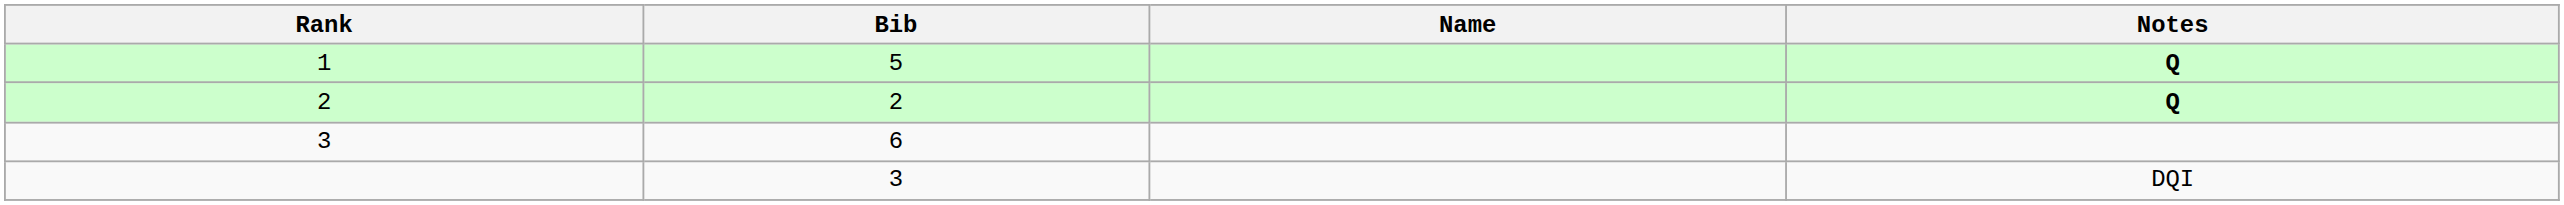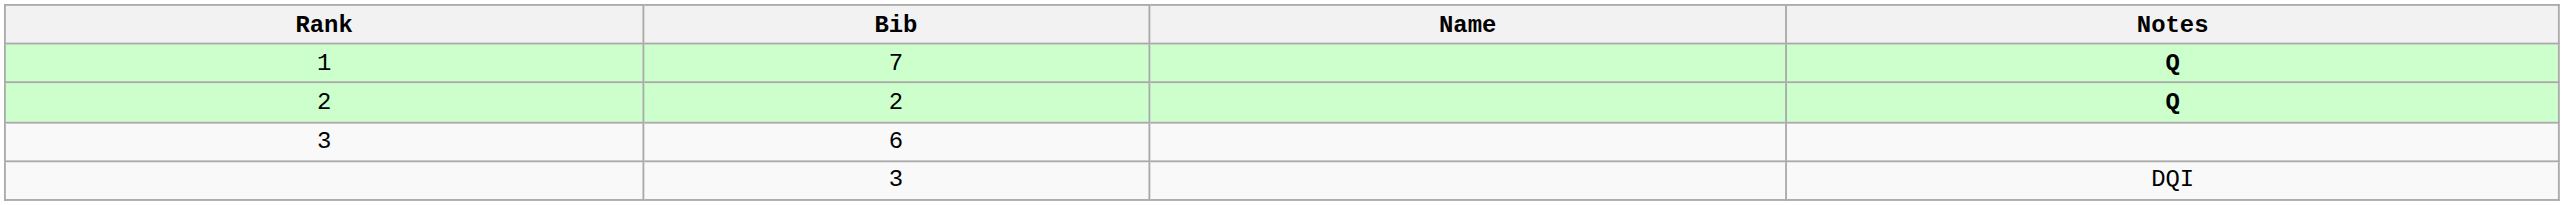(896, 63) 5 -> (896, 63) 7
